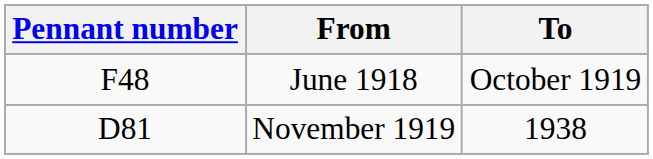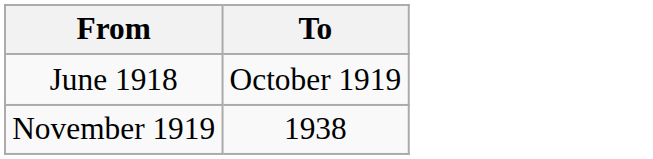- column: (125, 29)
